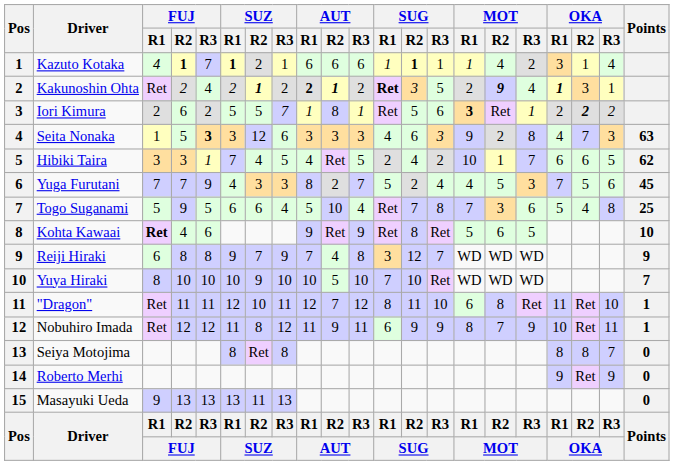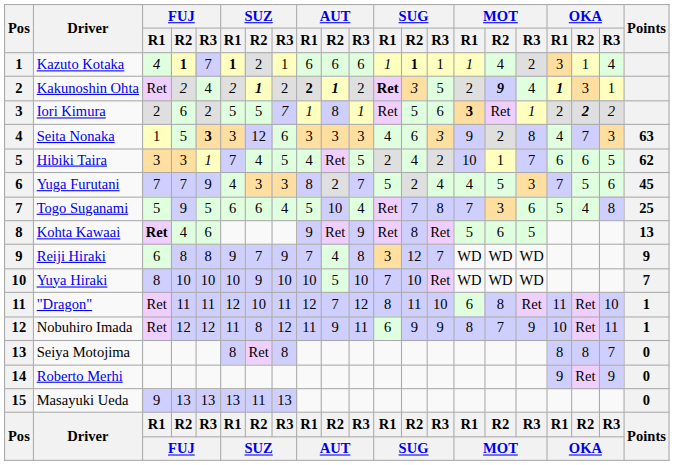(646, 232) 10 -> (646, 232) 13
